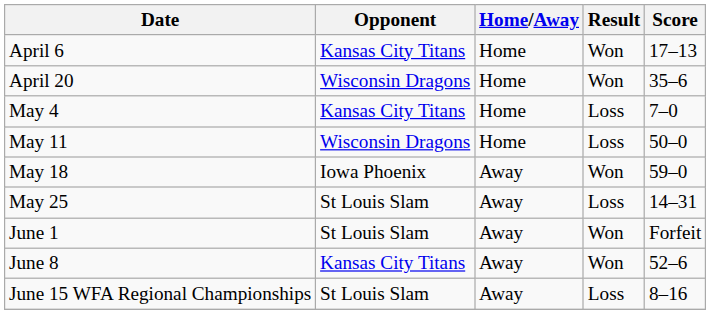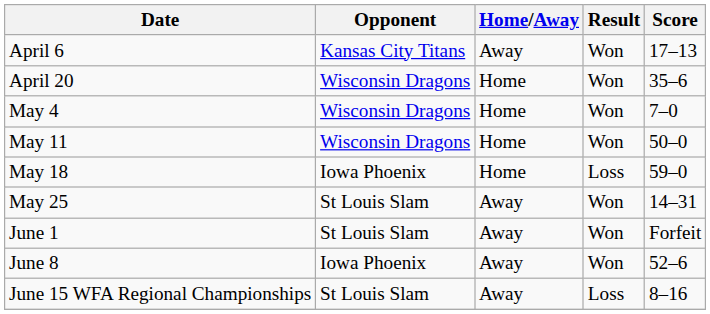(503, 50) Home -> (501, 50) Away
(393, 111) Kansas City Titans -> (395, 111) Wisconsin Dragons
(606, 111) Loss -> (606, 111) Won
(606, 141) Loss -> (606, 141) Won
(501, 171) Away -> (503, 171) Home
(606, 171) Won -> (606, 171) Loss
(606, 202) Loss -> (606, 202) Won
(393, 263) Kansas City Titans -> (373, 263) Iowa Phoenix
